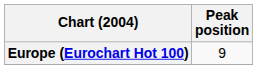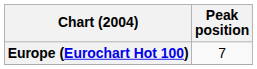(222, 53) 9 -> (222, 53) 7
